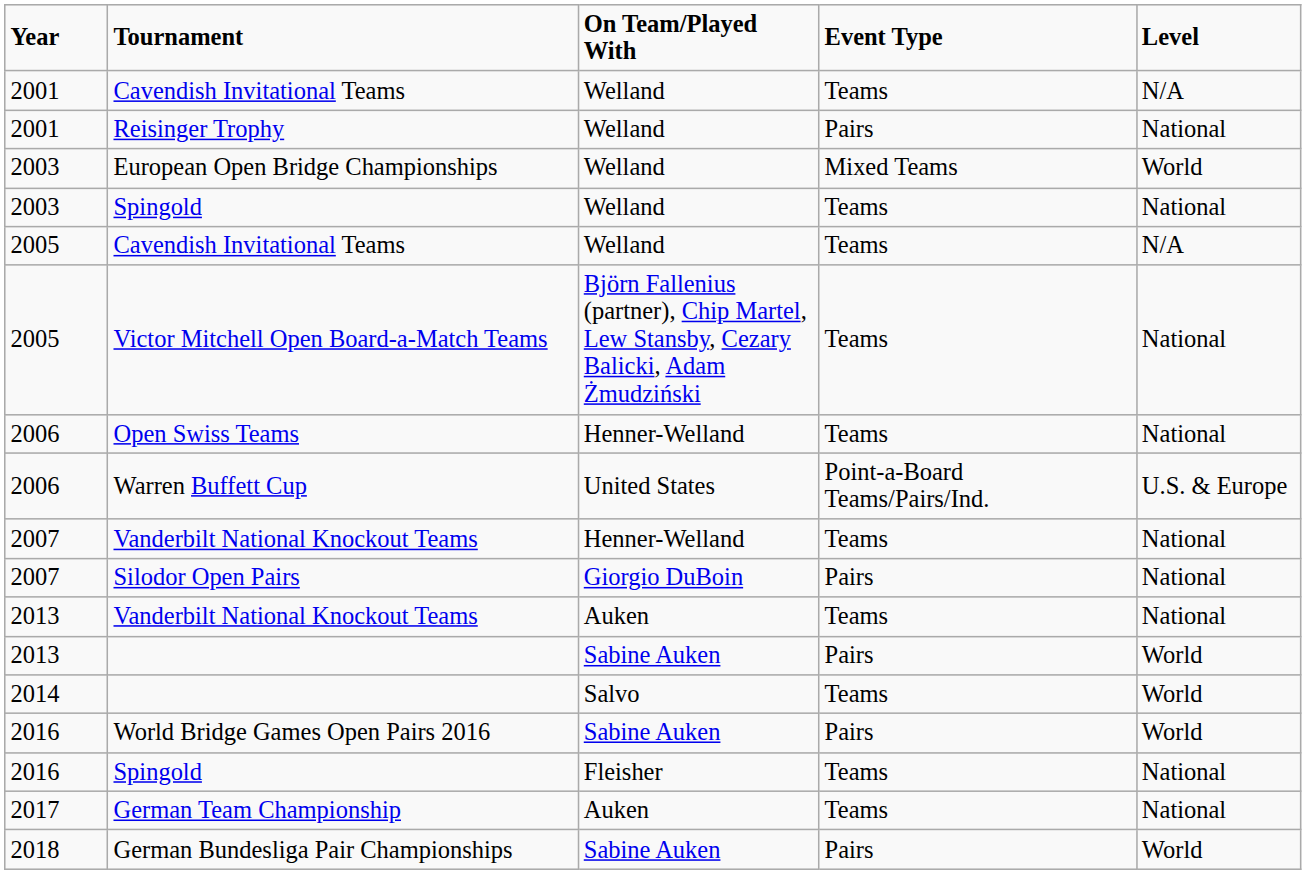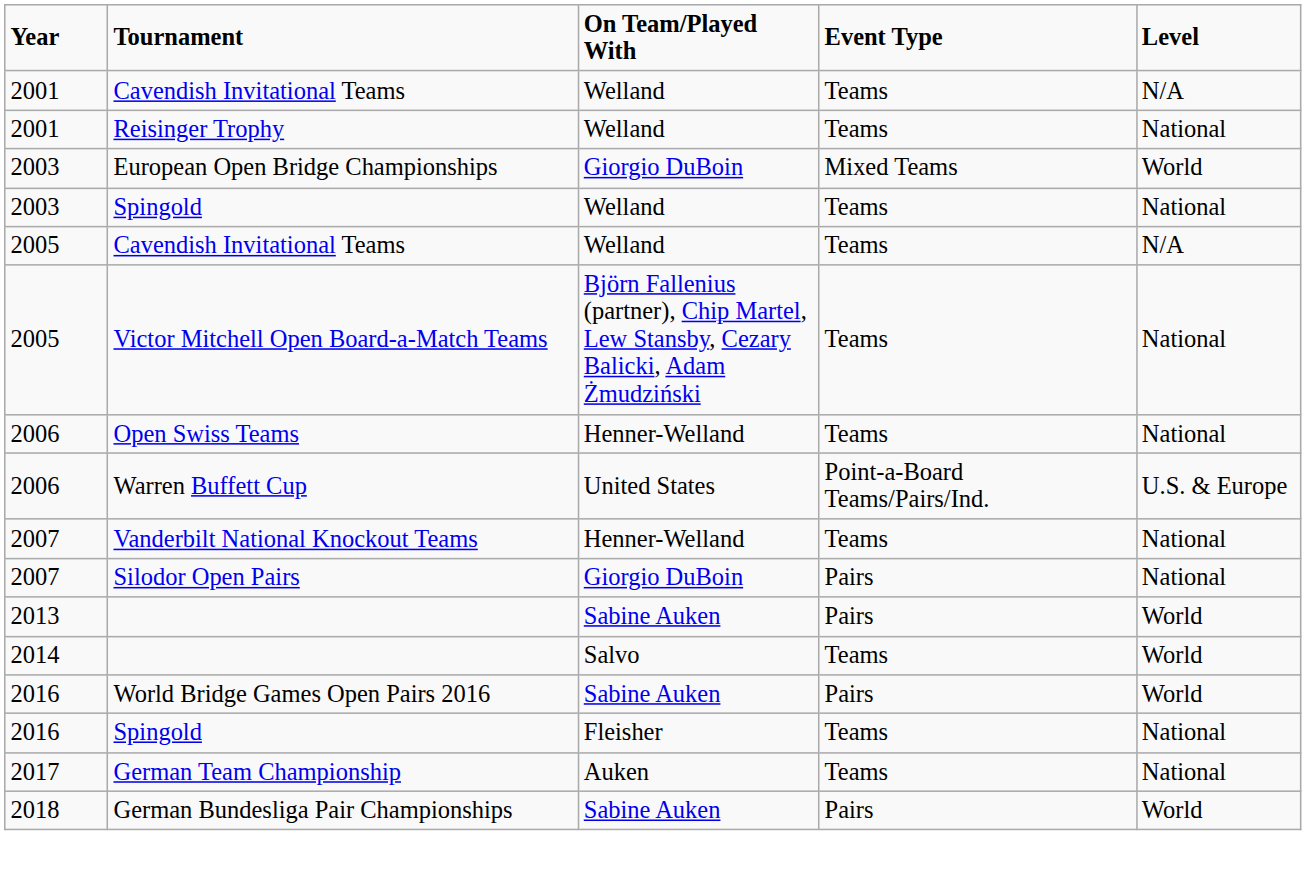(849, 129) Pairs -> (856, 129) Teams
(624, 167) Welland -> (663, 167) Giorgio DuBoin
- row: (35, 616)
